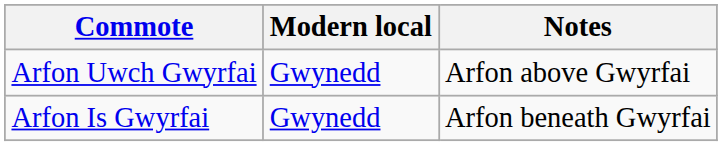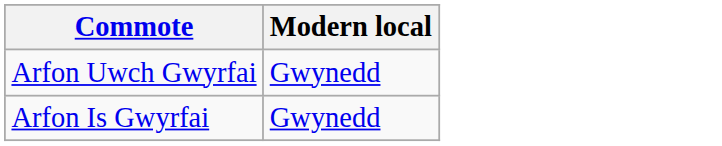- column: (578, 27)
